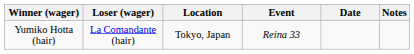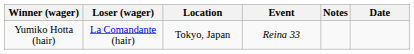columns swapped: (350, 12) <-> (394, 12)
